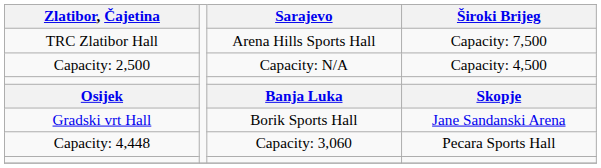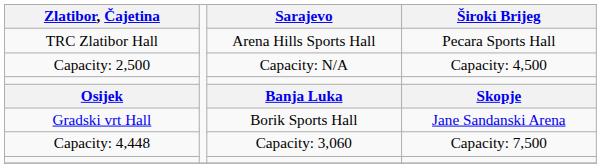(499, 40) Capacity: 7,500 -> (499, 40) Pecara Sports Hall
(499, 144) Pecara Sports Hall -> (499, 144) Capacity: 7,500
